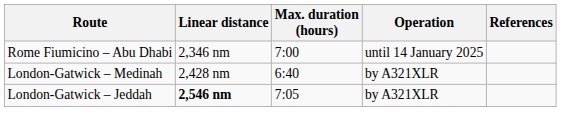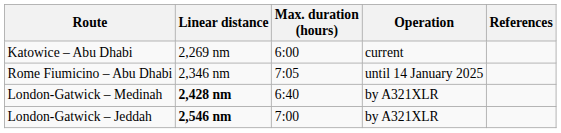+ row: (70, 52)
(287, 52) 7:00 -> (287, 73) 7:05
(204, 73) normal -> (205, 95) bold
(287, 95) 7:05 -> (287, 116) 7:00
